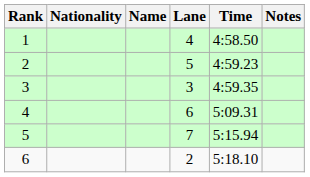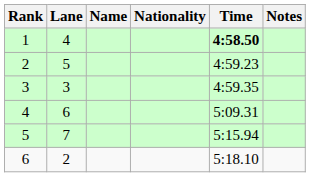columns swapped: (190, 16) <-> (86, 16)
(236, 40) normal -> (236, 40) bold
